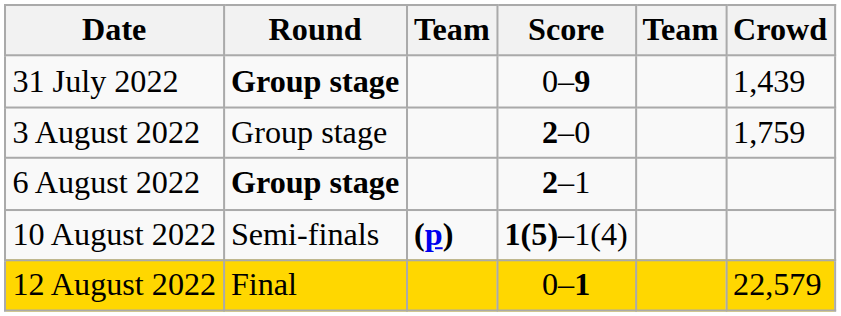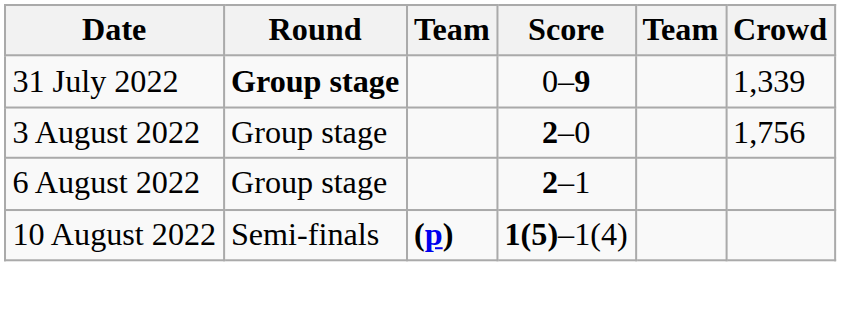(769, 81) 1,439 -> (769, 81) 1,339
(769, 132) 1,759 -> (769, 132) 1,756
(315, 183) bold -> (309, 183) normal
- row: (114, 285)
